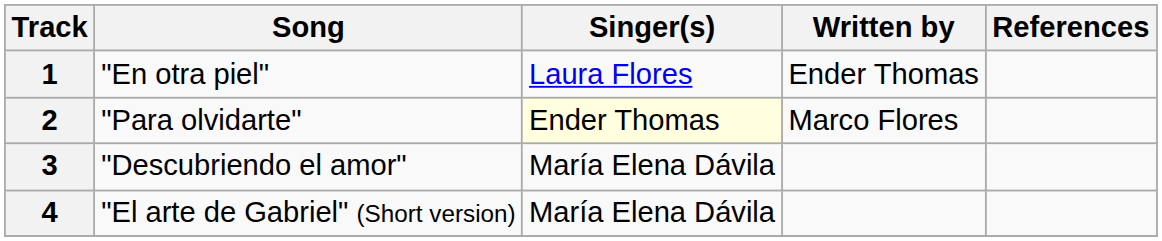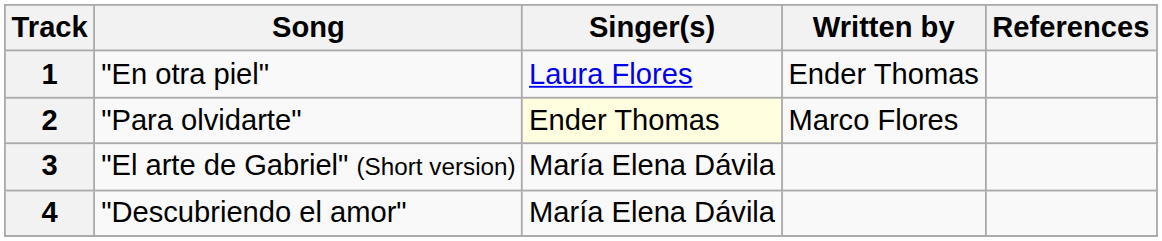(254, 166) "Descubriendo el amor" -> (308, 166) "El arte de Gabriel" (Short version)
(308, 212) "El arte de Gabriel" (Short version) -> (254, 212) "Descubriendo el amor"
